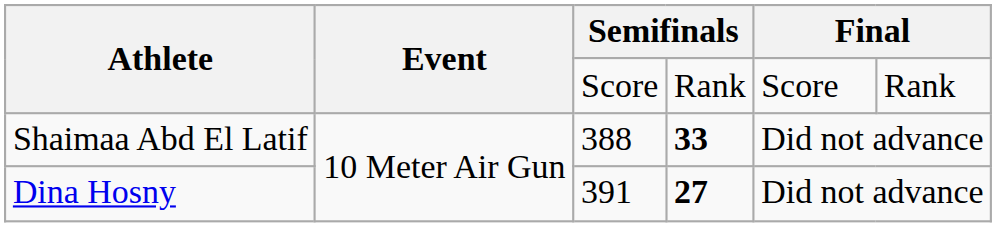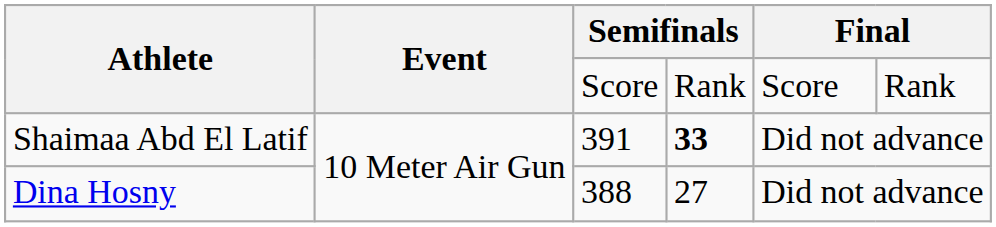(607, 138) 388 -> (607, 138) 391
(607, 192) 391 -> (607, 192) 388
(691, 192) bold -> (691, 192) normal
